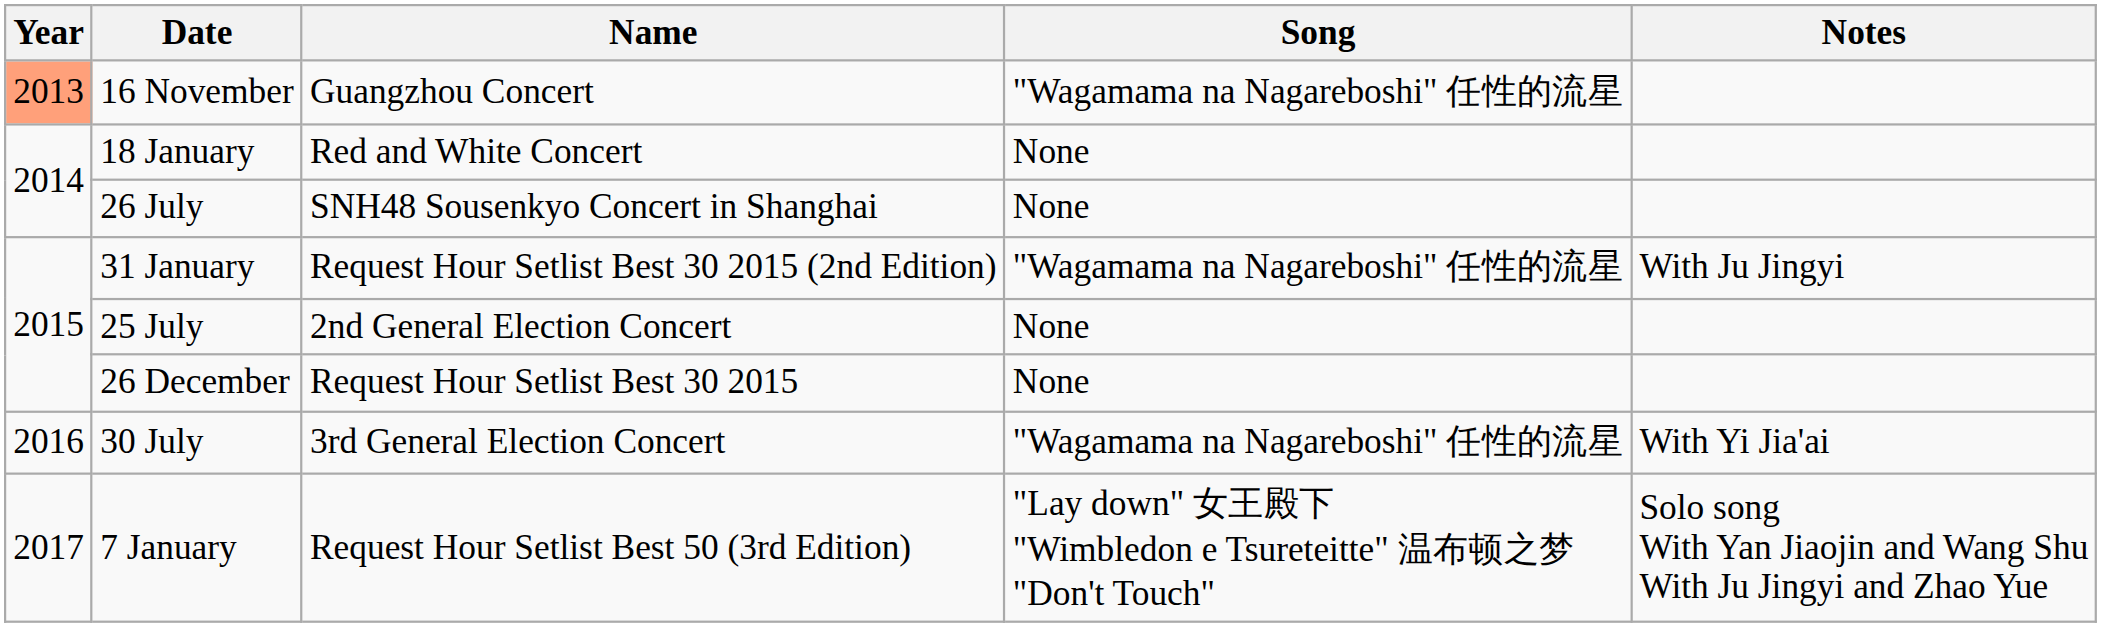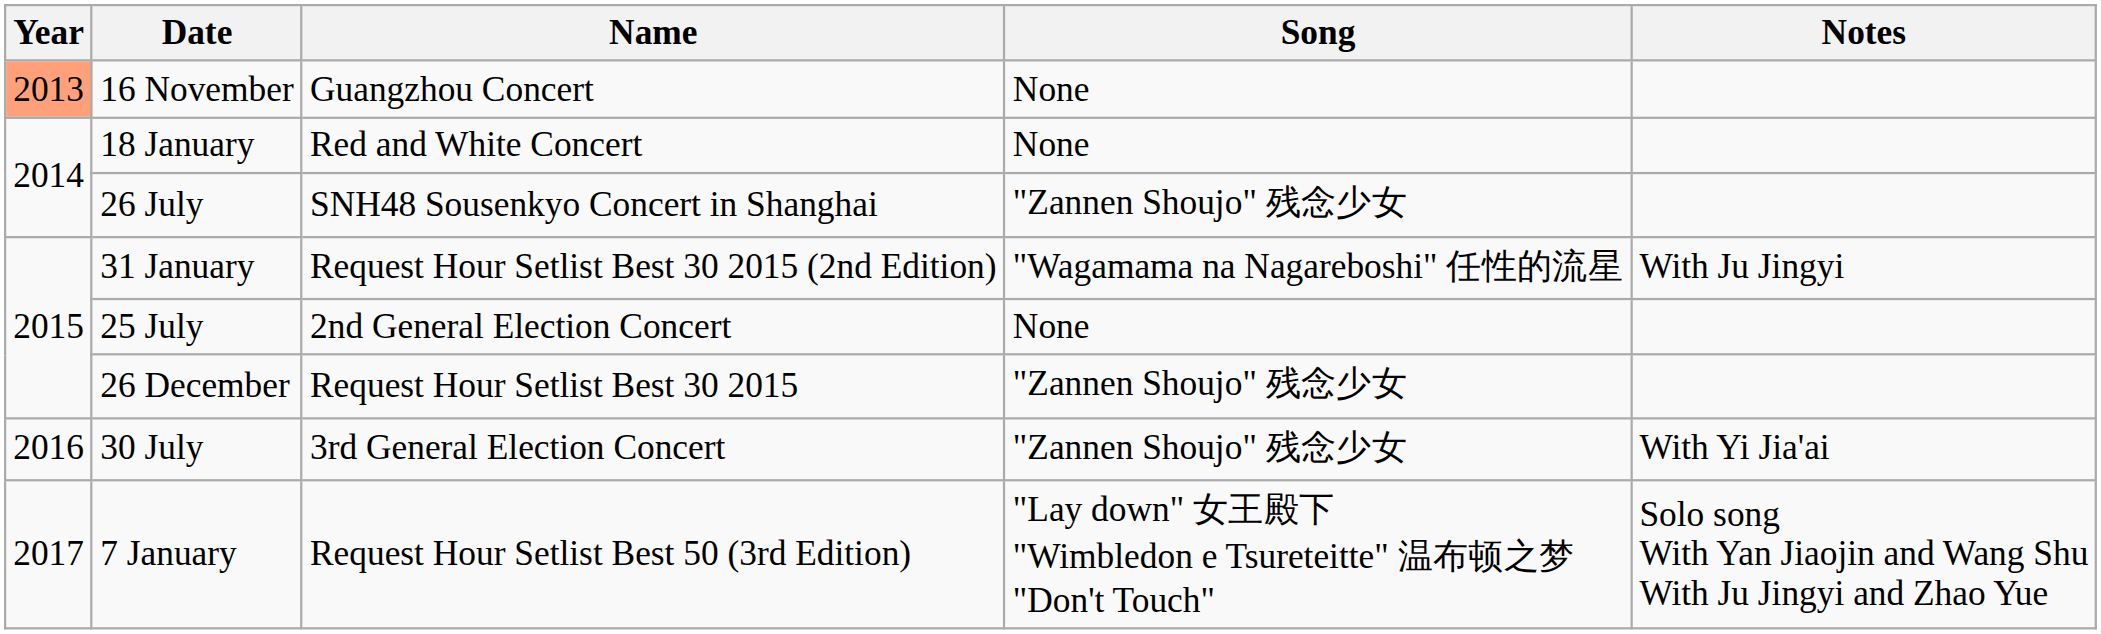(1318, 90) "Wagamama na Nagareboshi" 任性的流星 -> (1051, 88) None
(1051, 207) None -> (1210, 202) "Zannen Shoujo" 残念少女
(1051, 382) None -> (1210, 384) "Zannen Shoujo" 残念少女
(1318, 440) "Wagamama na Nagareboshi" 任性的流星 -> (1210, 447) "Zannen Shoujo" 残念少女
